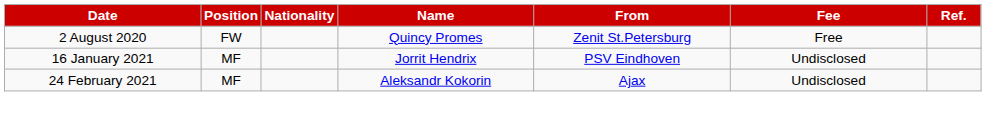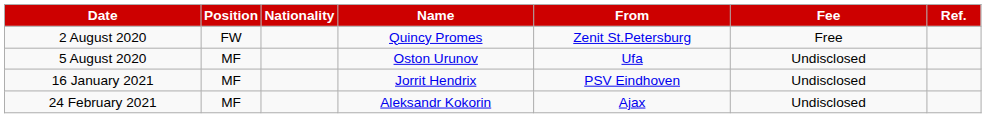+ row: (103, 59)
